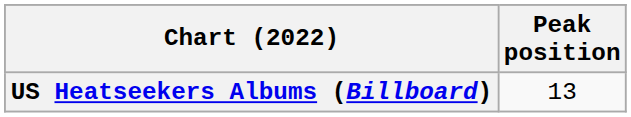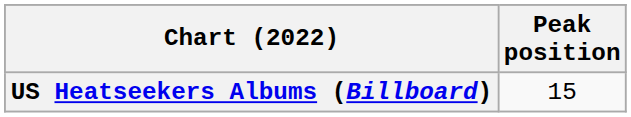(562, 92) 13 -> (562, 92) 15
